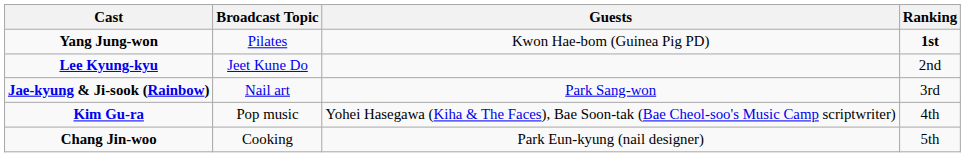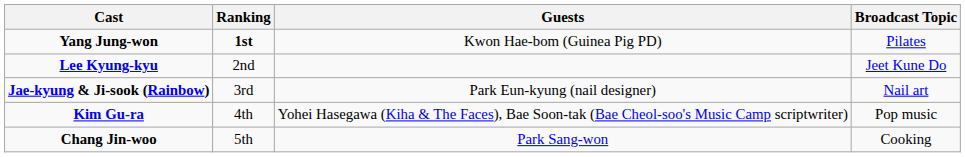columns swapped: (267, 17) <-> (930, 17)
(611, 90) Park Sang-won -> (563, 90) Park Eun-kyung (nail designer)
(611, 139) Park Eun-kyung (nail designer) -> (563, 139) Park Sang-won
